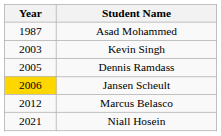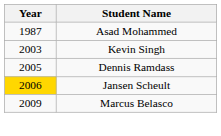(30, 103) 2012 -> (30, 103) 2009
- row: (136, 121)
